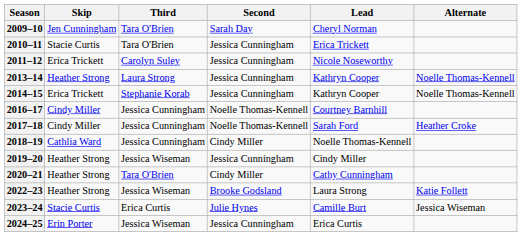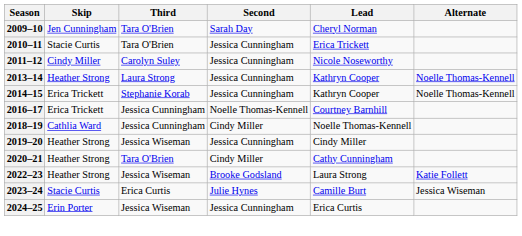(75, 61) Erica Trickett -> (74, 61) Cindy Miller
(74, 110) Cindy Miller -> (75, 110) Erica Trickett
- row: (25, 126)
